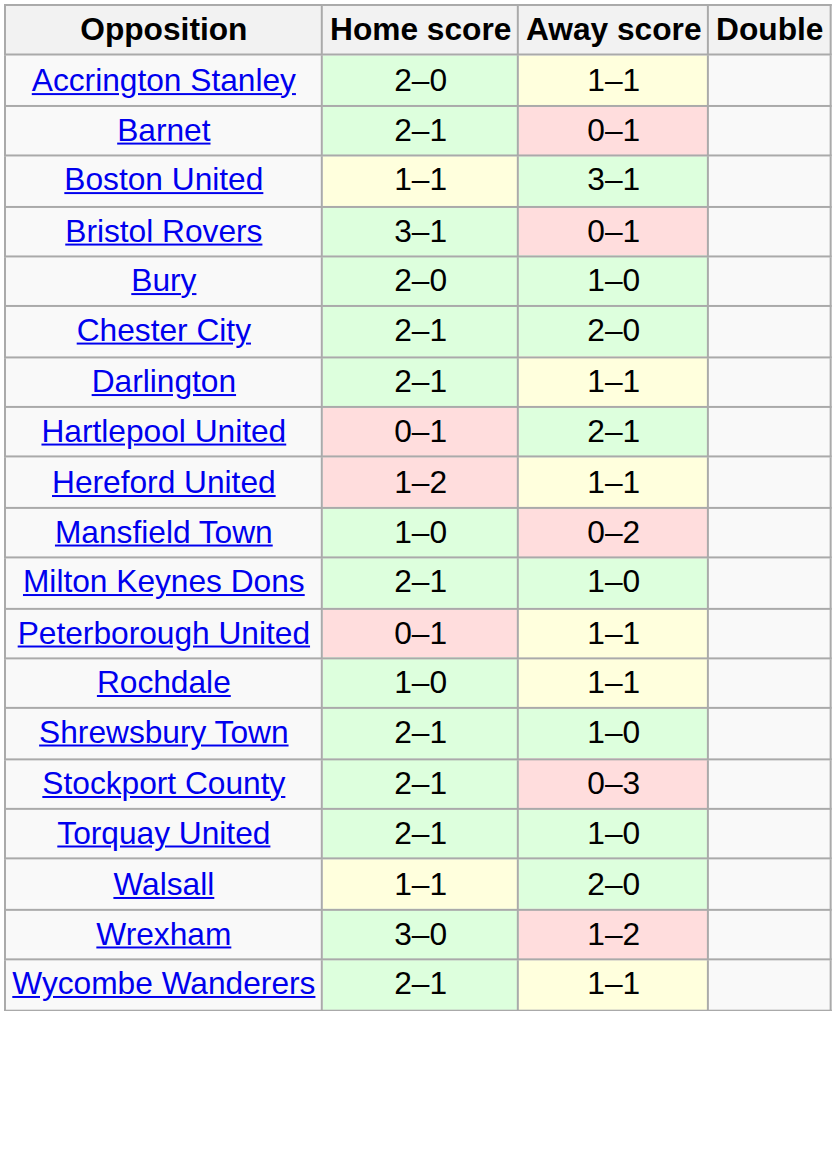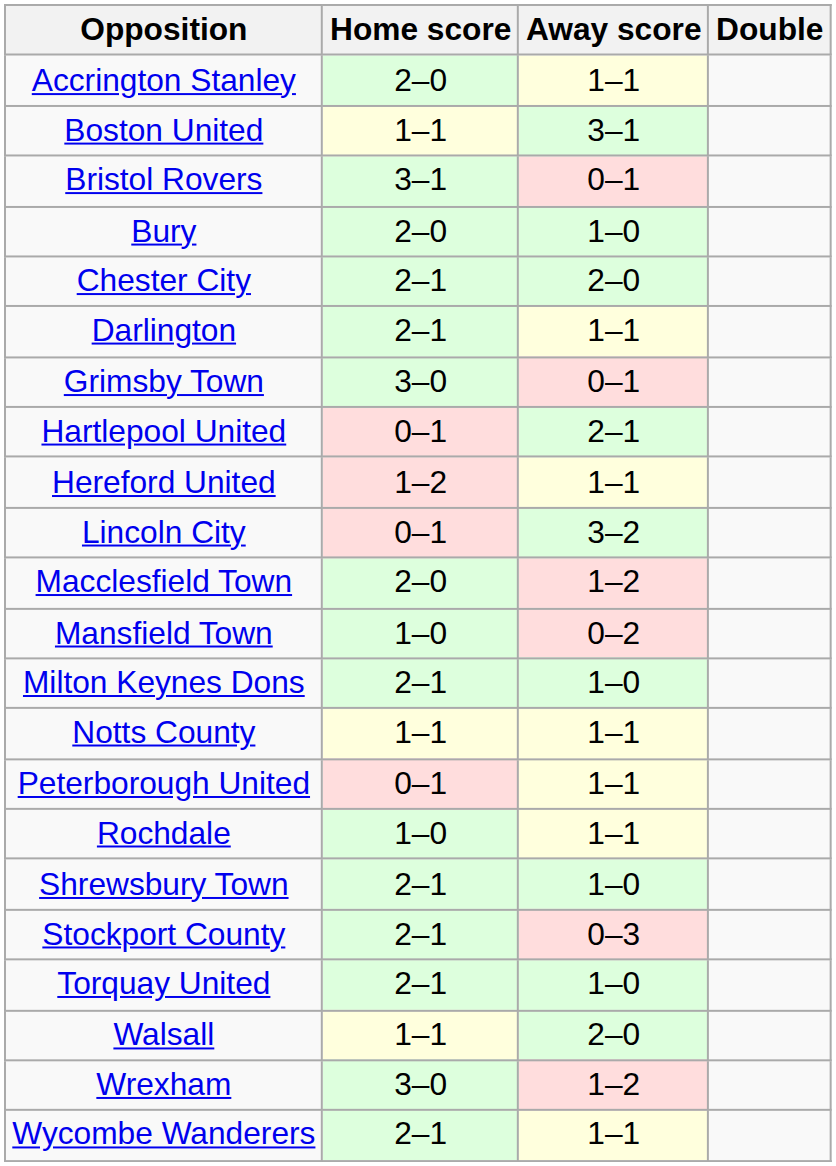- row: (164, 130)
+ row: (164, 381)
+ row: (164, 532)
+ row: (164, 582)
+ row: (164, 733)
